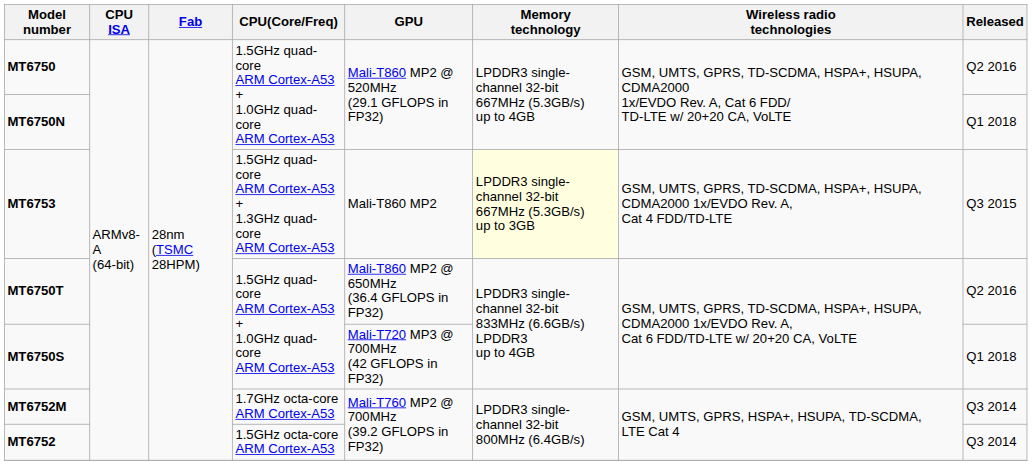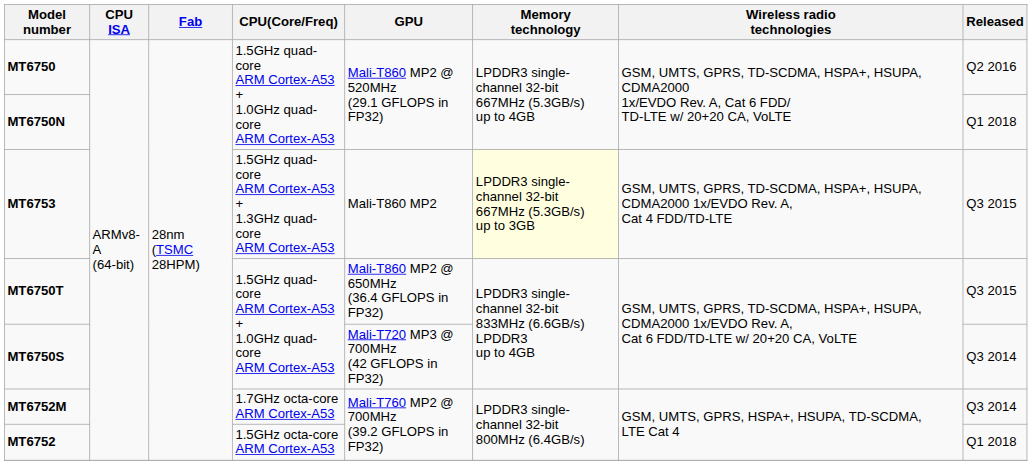(991, 291) Q2 2016 -> (991, 291) Q3 2015
(991, 356) Q1 2018 -> (991, 356) Q3 2014
(991, 442) Q3 2014 -> (991, 442) Q1 2018
